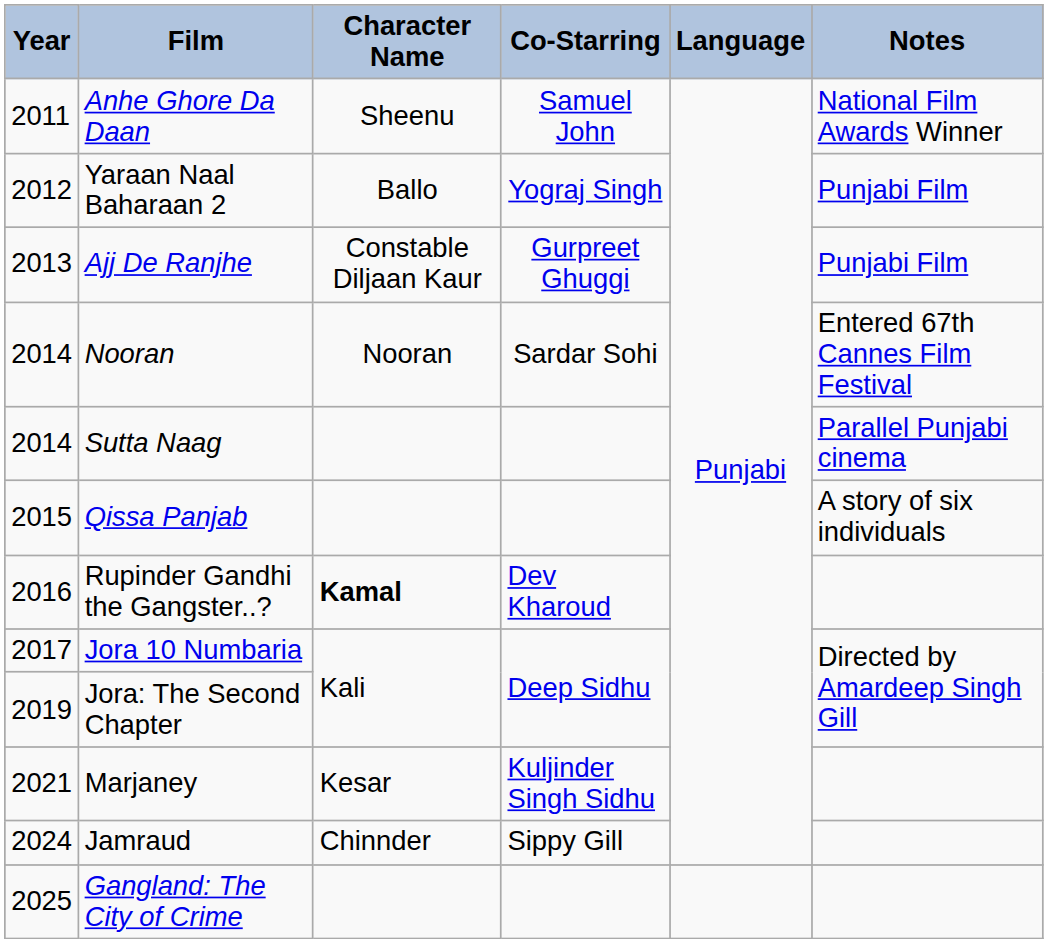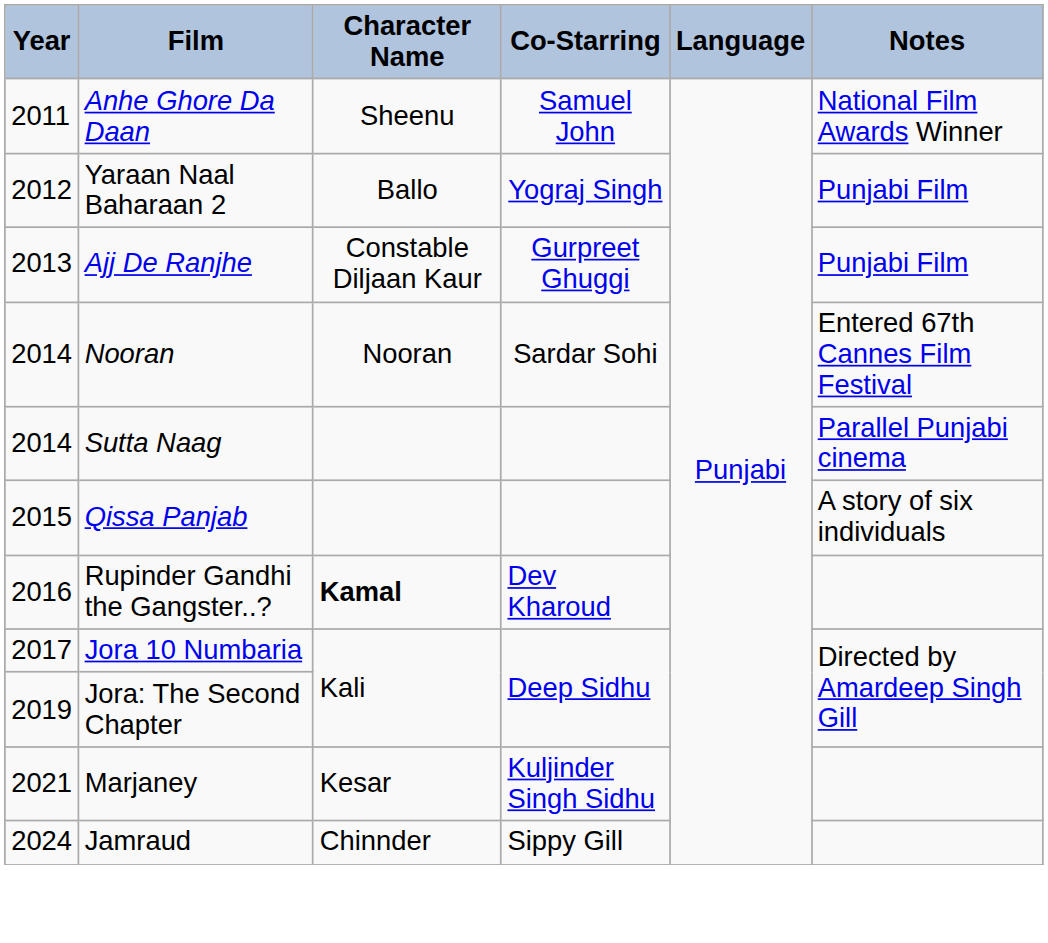- row: (175, 900)
